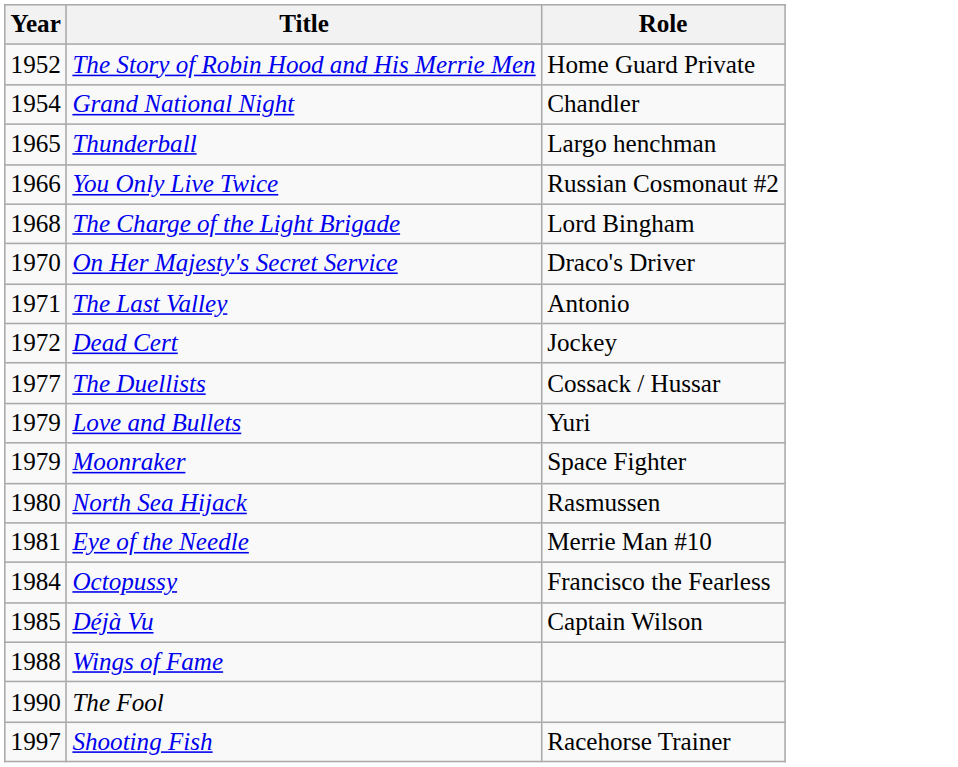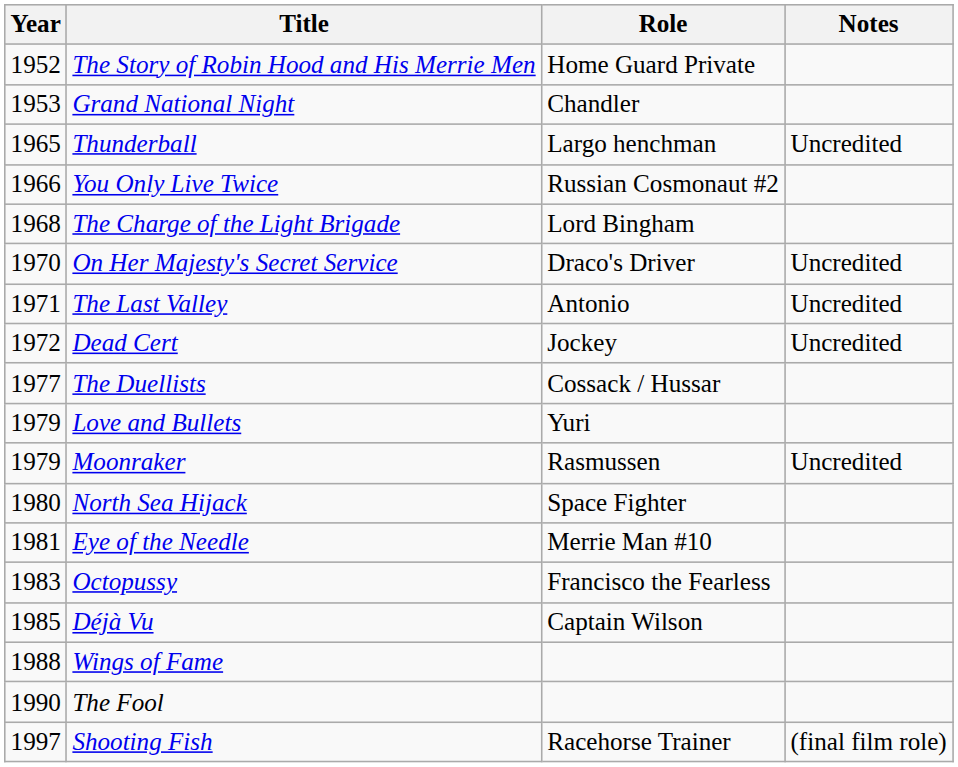+ column: (869, 24)
(36, 104) 1954 -> (36, 104) 1953
(617, 462) Space Fighter -> (604, 462) Rasmussen
(604, 502) Rasmussen -> (617, 502) Space Fighter
(36, 582) 1984 -> (36, 582) 1983
